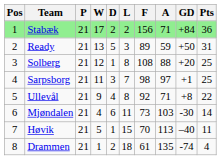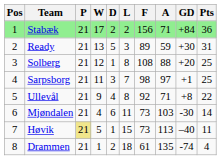(187, 46) +50 -> (187, 46) +30
(83, 130) no background -> (83, 130) khaki background
(145, 130) 70 -> (145, 130) 73
